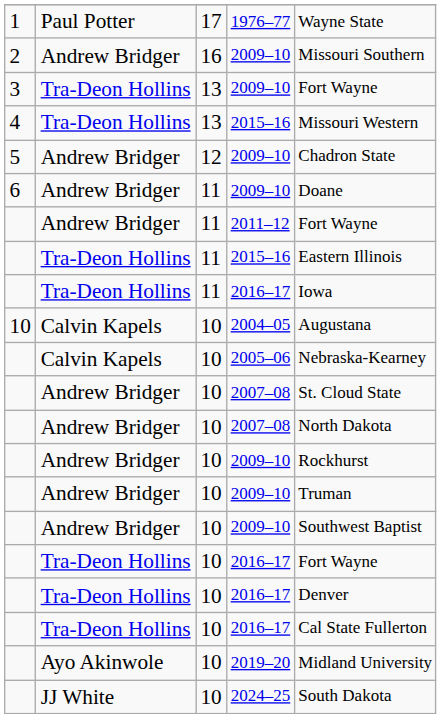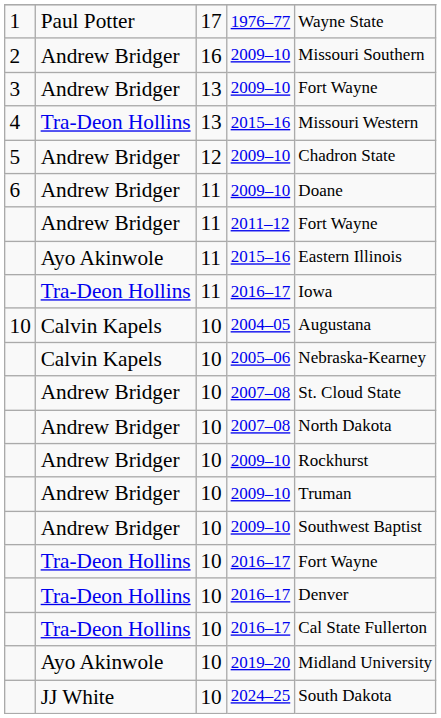(116, 88) Tra-Deon Hollins -> (110, 88) Andrew Bridger
(116, 257) Tra-Deon Hollins -> (102, 257) Ayo Akinwole
